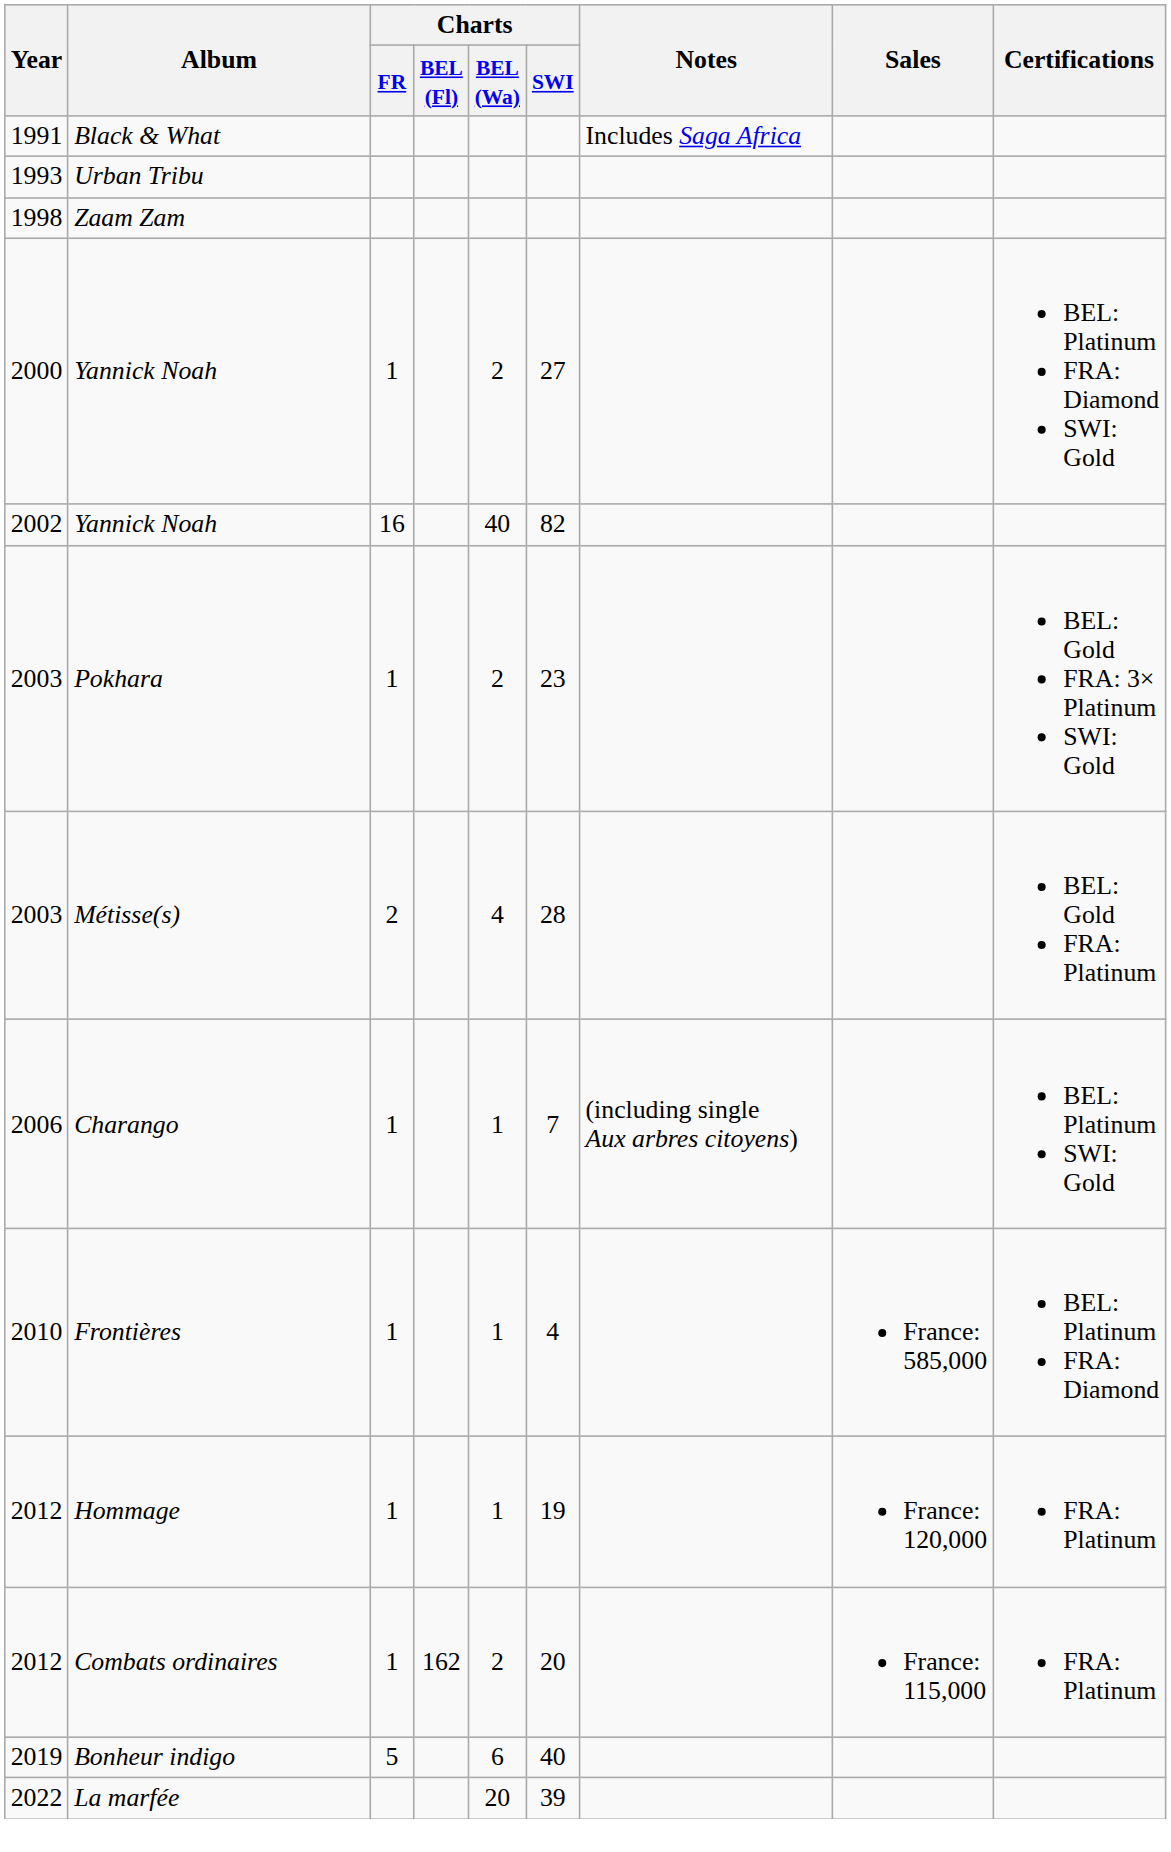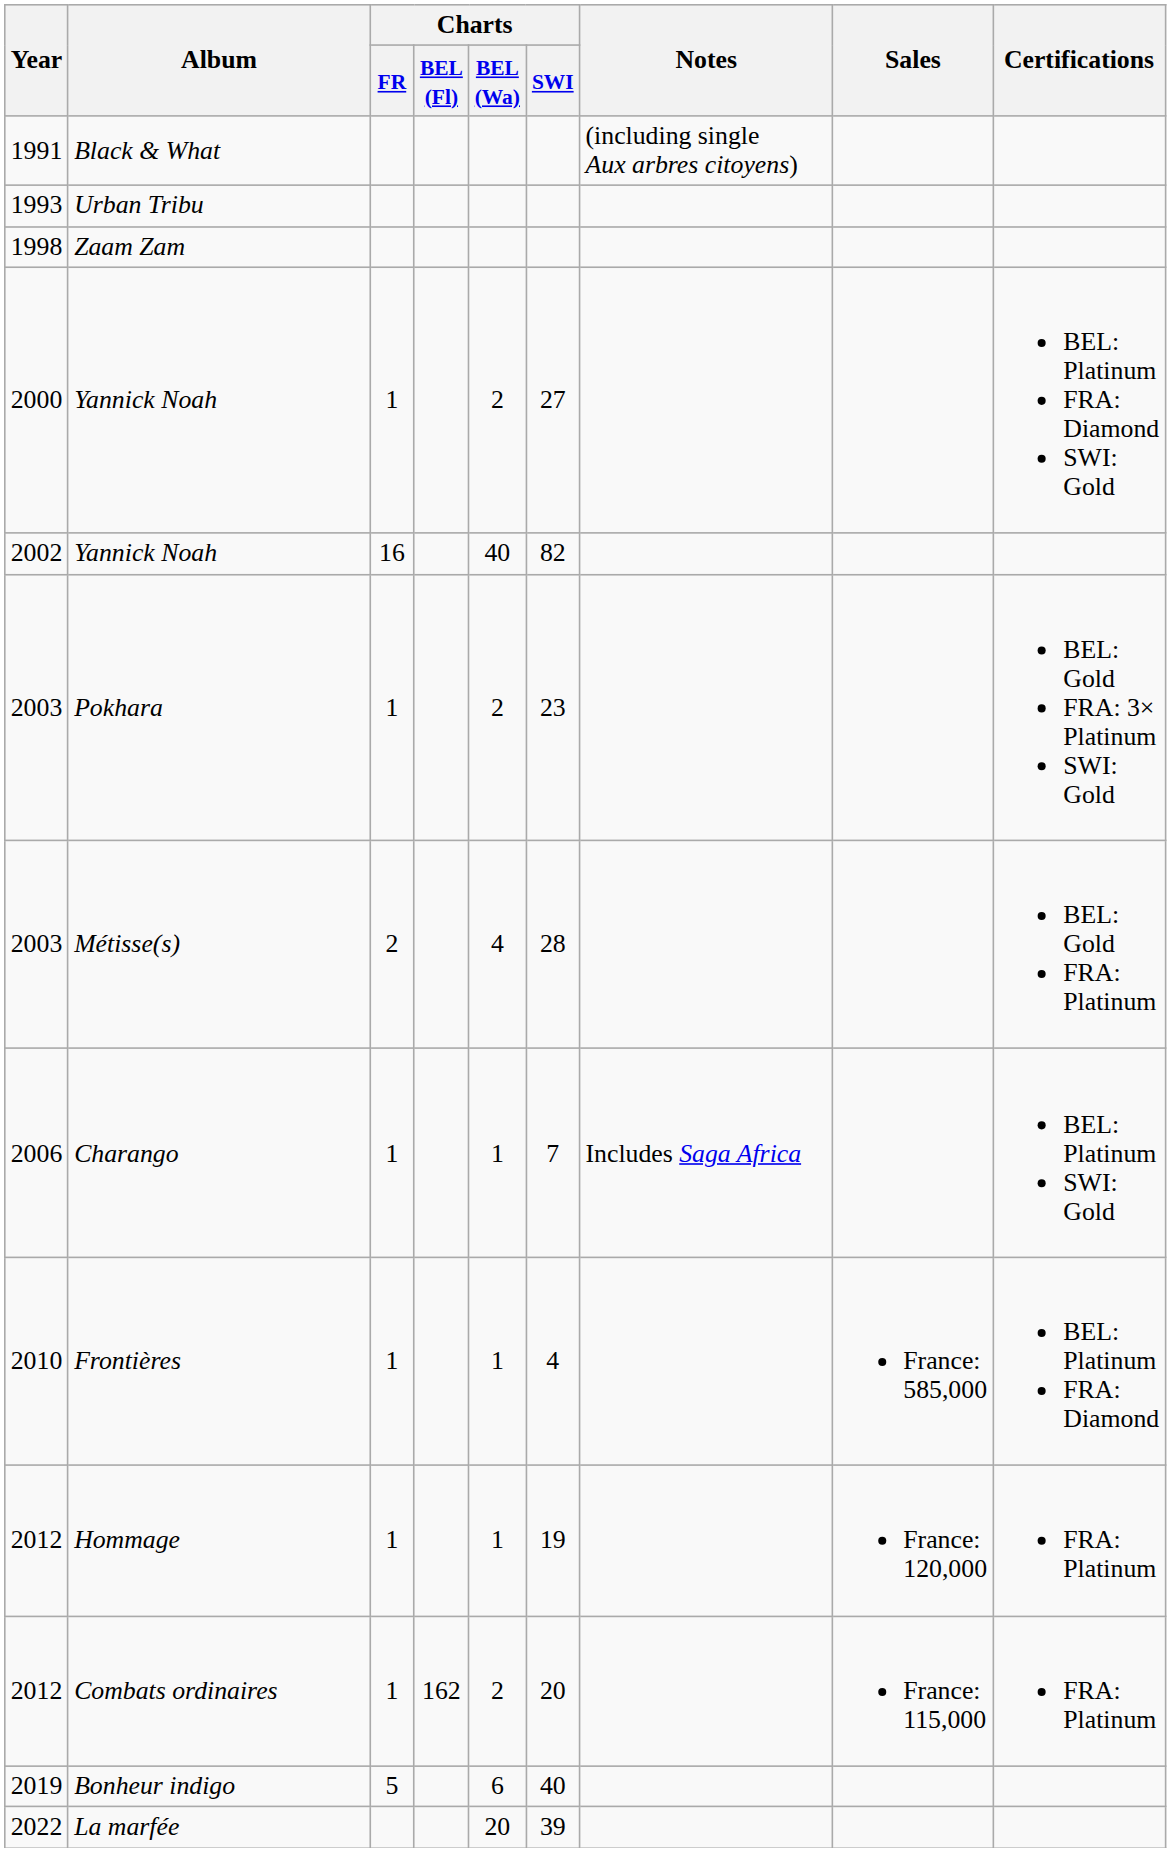(693, 135) Includes Saga Africa -> (692, 150) (including single Aux arbres citoyens)
(692, 1123) (including single Aux arbres citoyens) -> (693, 1152) Includes Saga Africa
